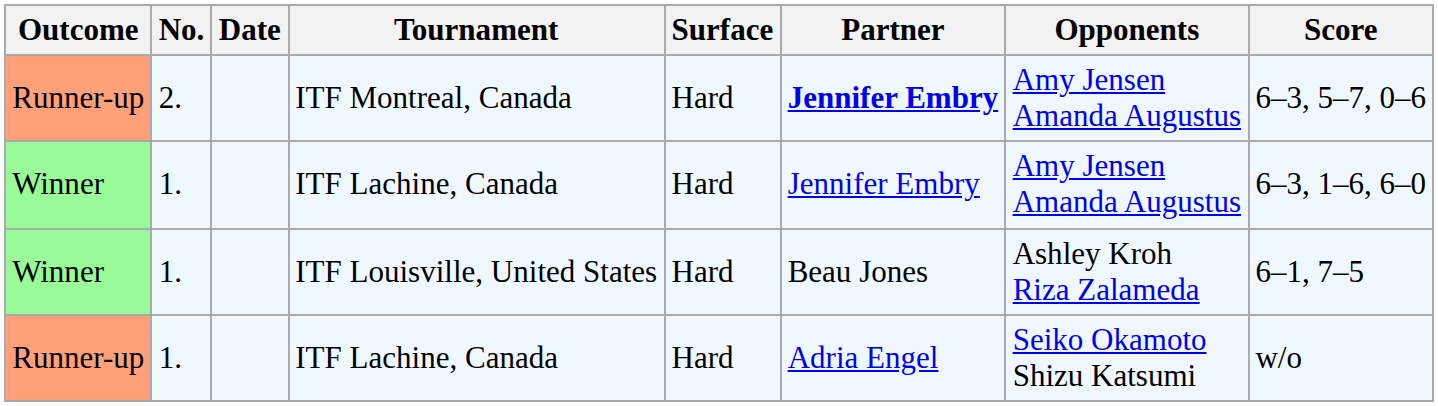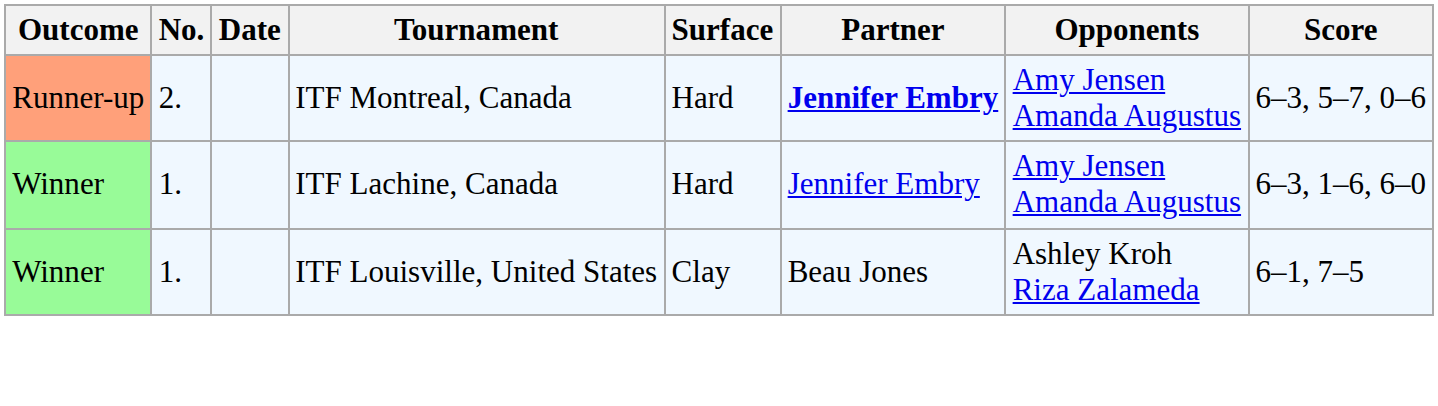(703, 270) Hard -> (701, 270) Clay
- row: (78, 356)
